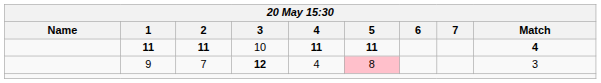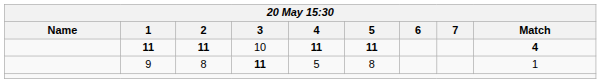(204, 64) 7 -> (204, 64) 8
(260, 64) 12 -> (260, 64) 11
(316, 64) 4 -> (316, 64) 5
(372, 64) pink background -> (372, 64) no background
(535, 64) 3 -> (535, 64) 1
